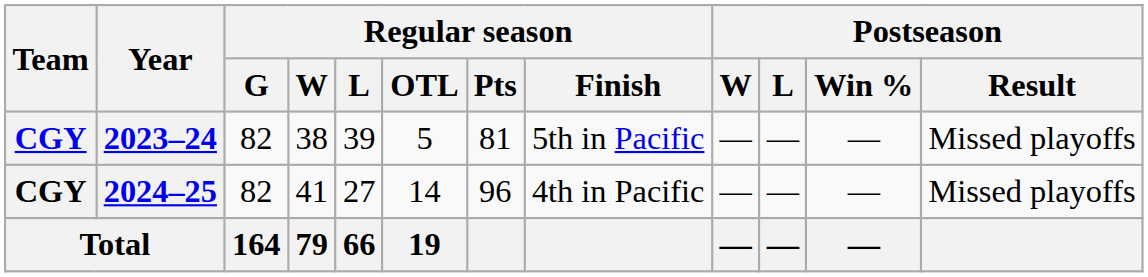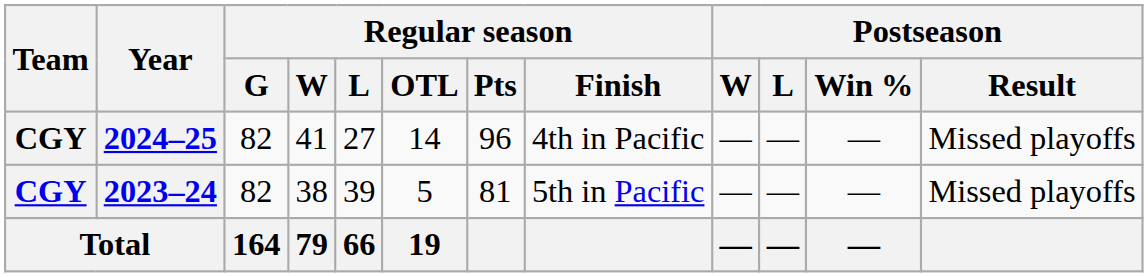rows swapped: (160, 138) <-> (160, 191)
